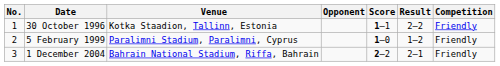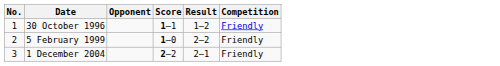- column: (214, 11)
(415, 26) 2–2 -> (201, 26) 1–2
(415, 40) 1–2 -> (201, 40) 2–2
